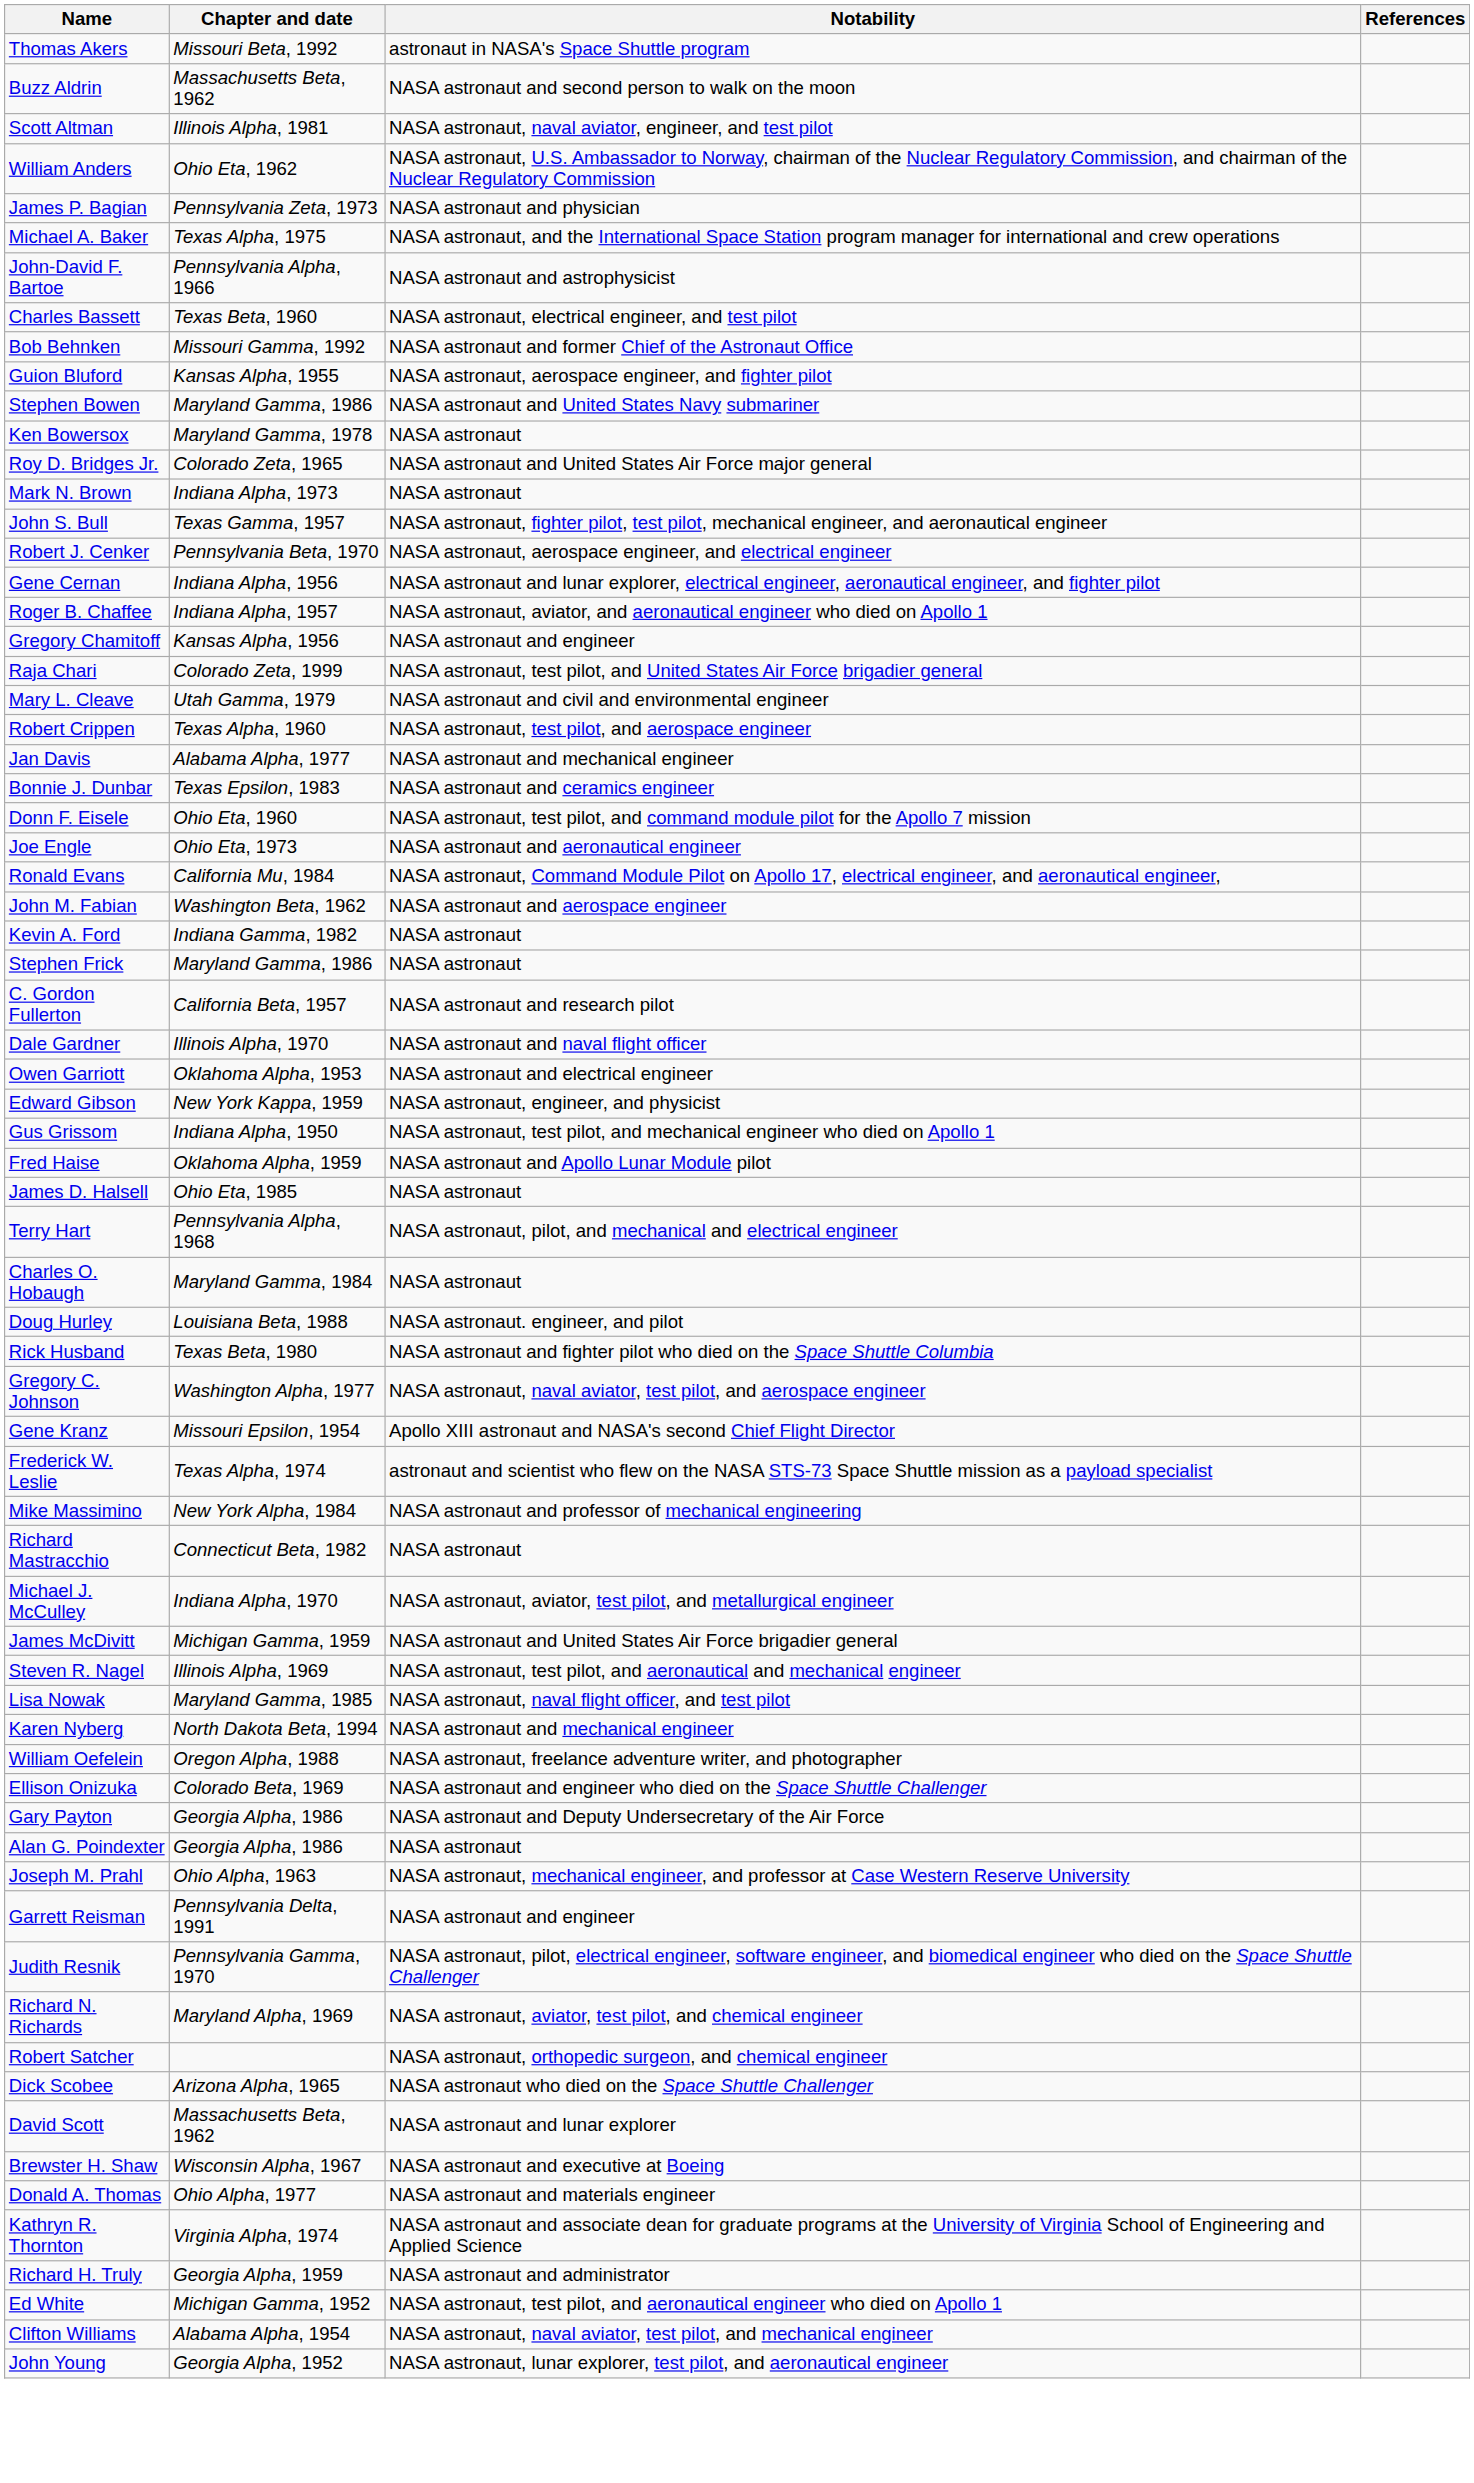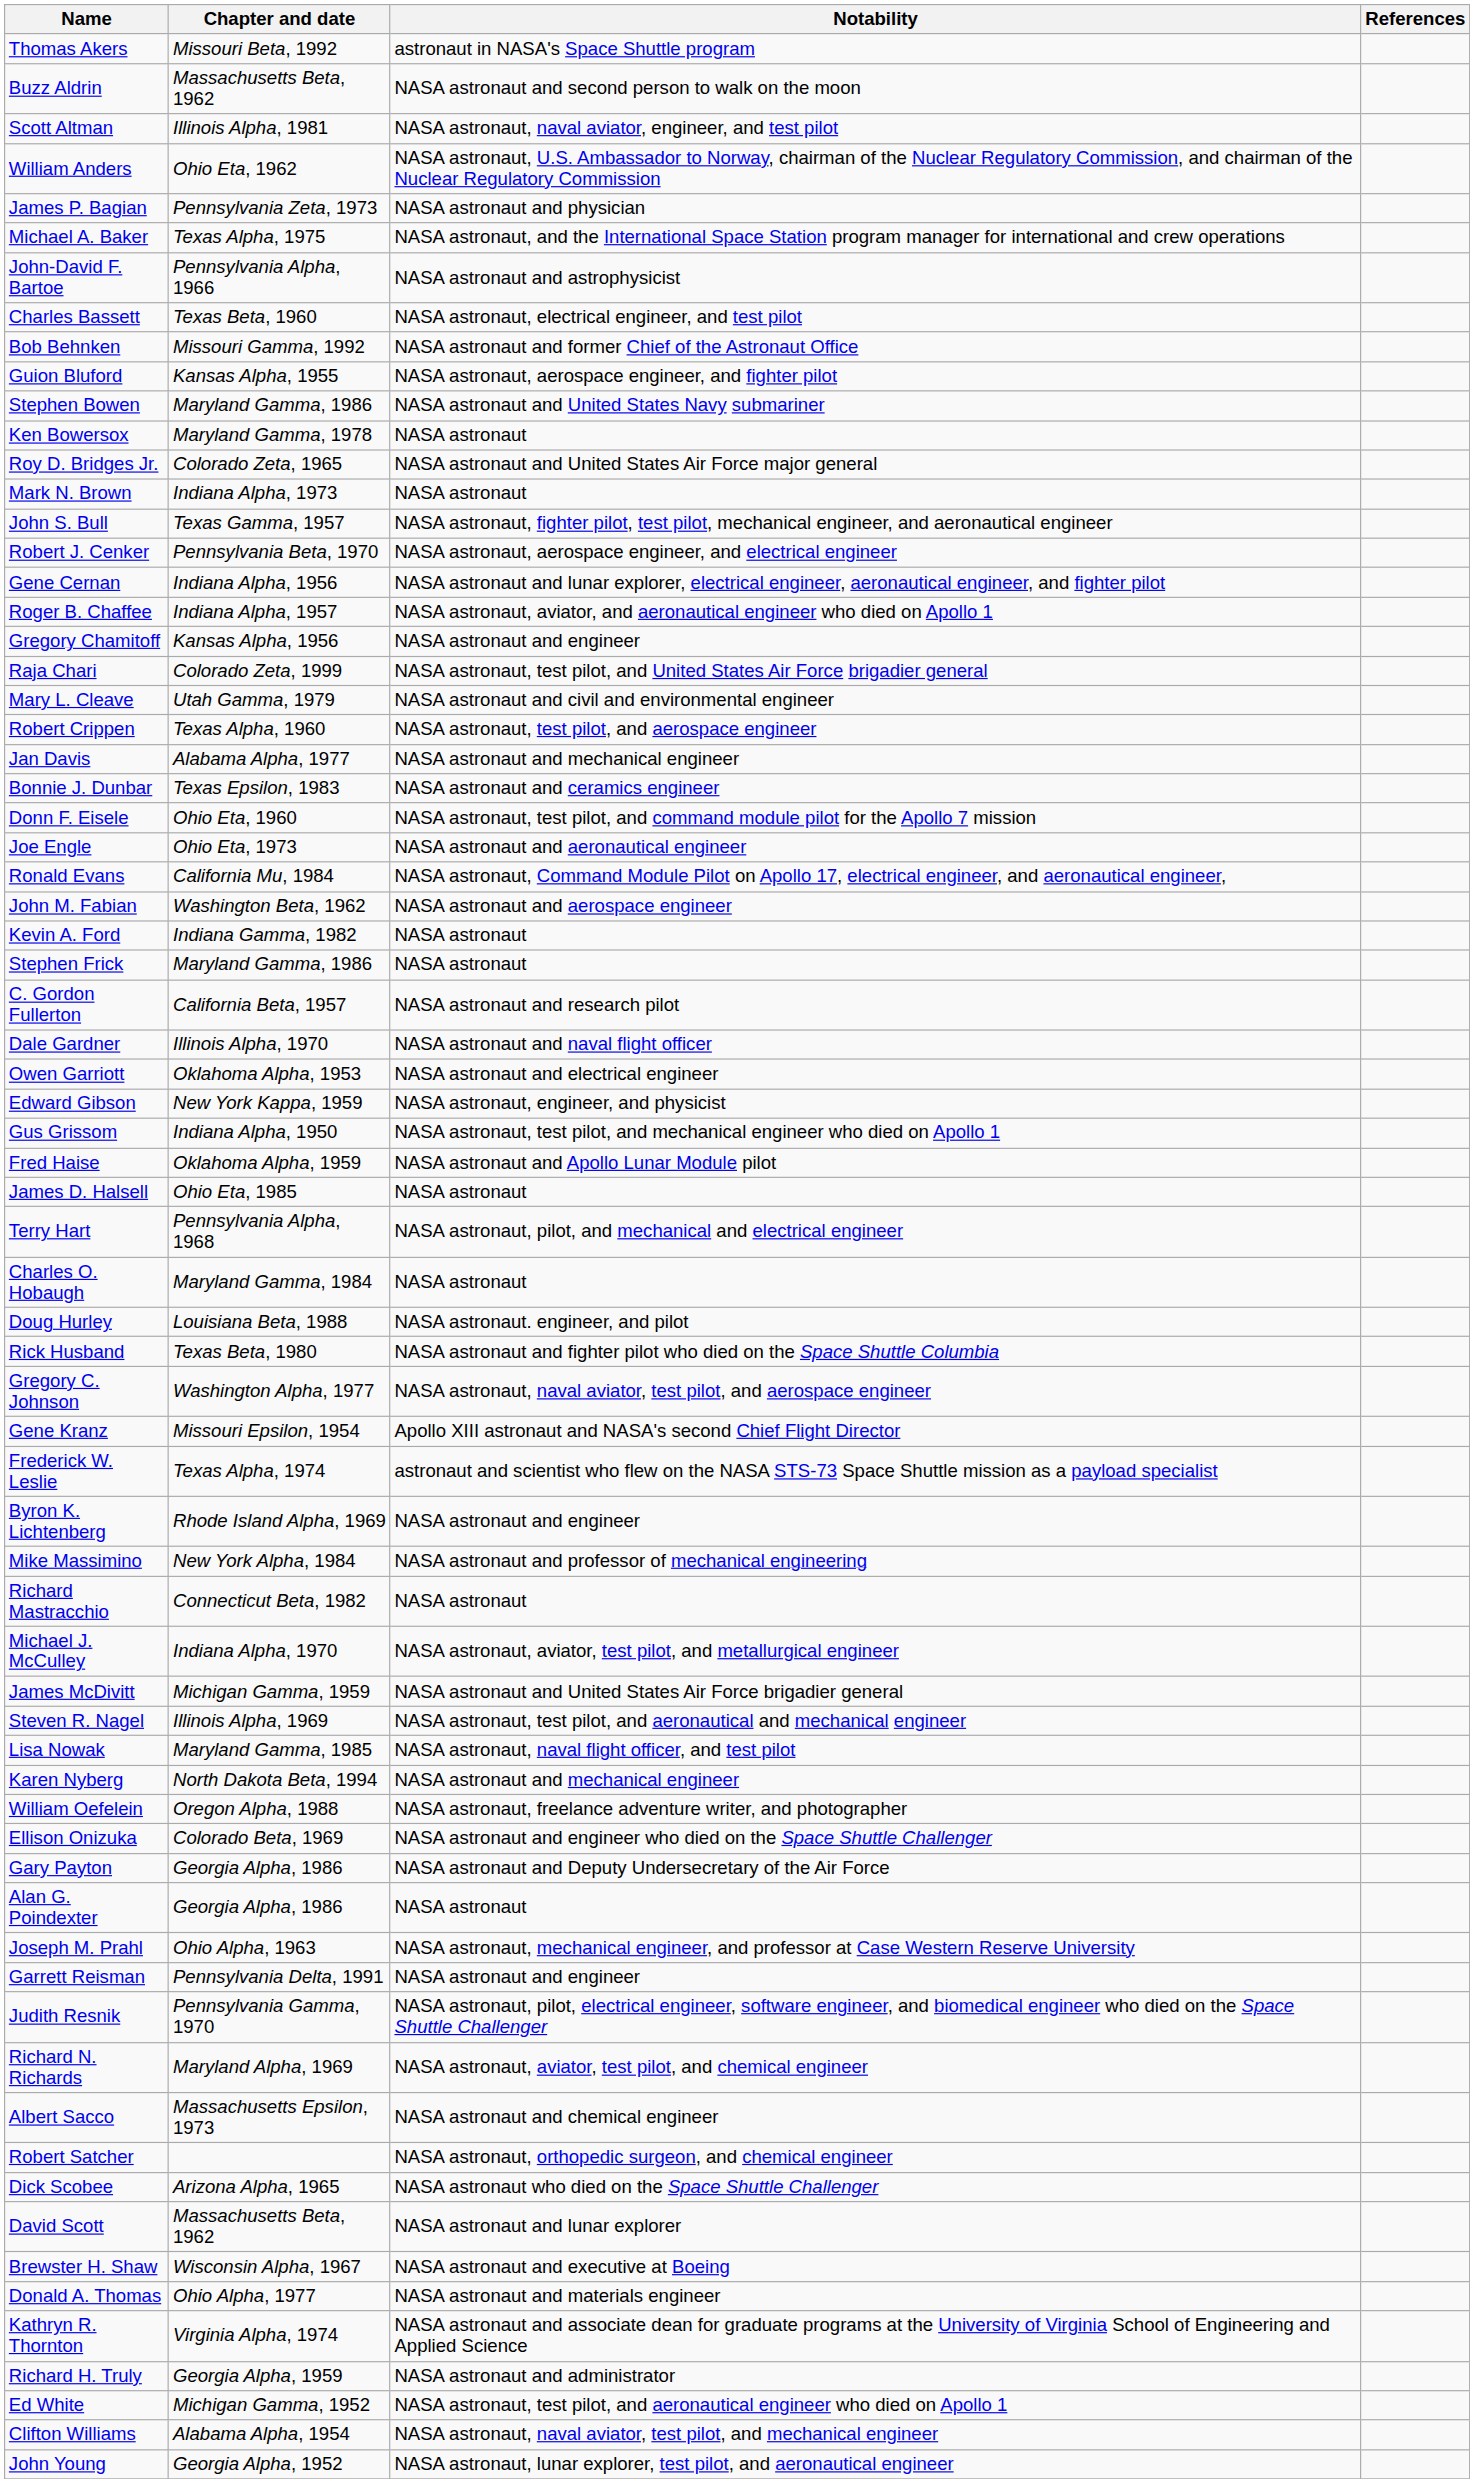+ row: (57, 1521)
+ row: (61, 2117)
